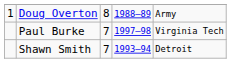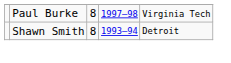- row: (58, 13)
(106, 31) 7 -> (93, 13) 8
(106, 49) 7 -> (93, 31) 8
